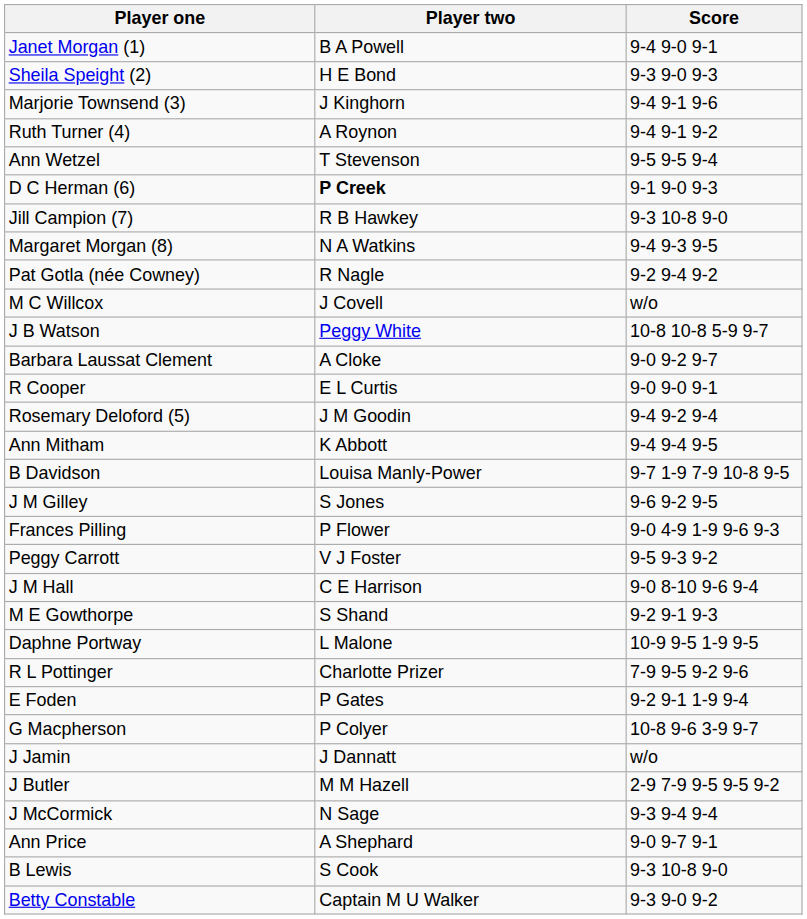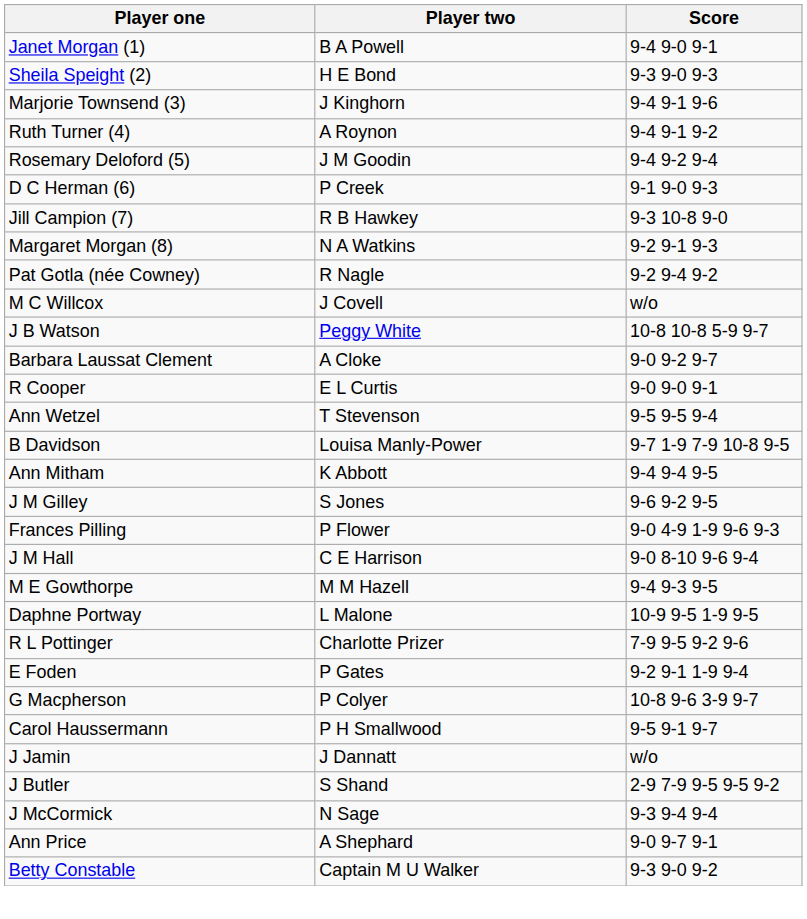rows swapped: (99, 416) <-> (54, 160)
(353, 189) bold -> (352, 189) normal
(674, 246) 9-4 9-3 9-5 -> (674, 246) 9-2 9-1 9-3
rows swapped: (56, 445) <-> (55, 473)
- row: (64, 558)
(354, 615) S Shand -> (364, 587) M M Hazell
(674, 615) 9-2 9-1 9-3 -> (674, 587) 9-4 9-3 9-5
+ row: (88, 729)
(364, 786) M M Hazell -> (354, 786) S Shand
- row: (40, 871)
